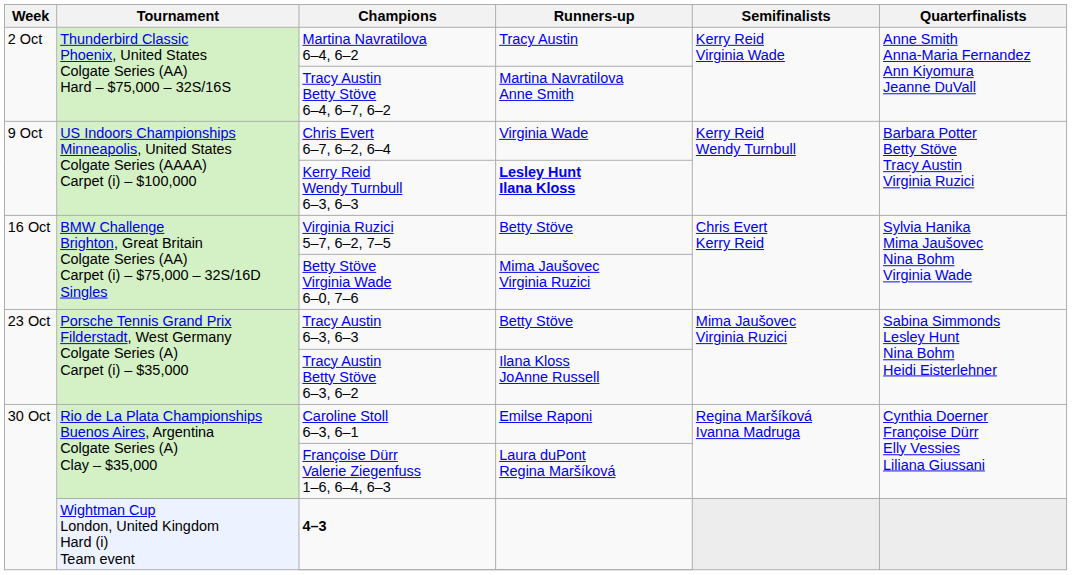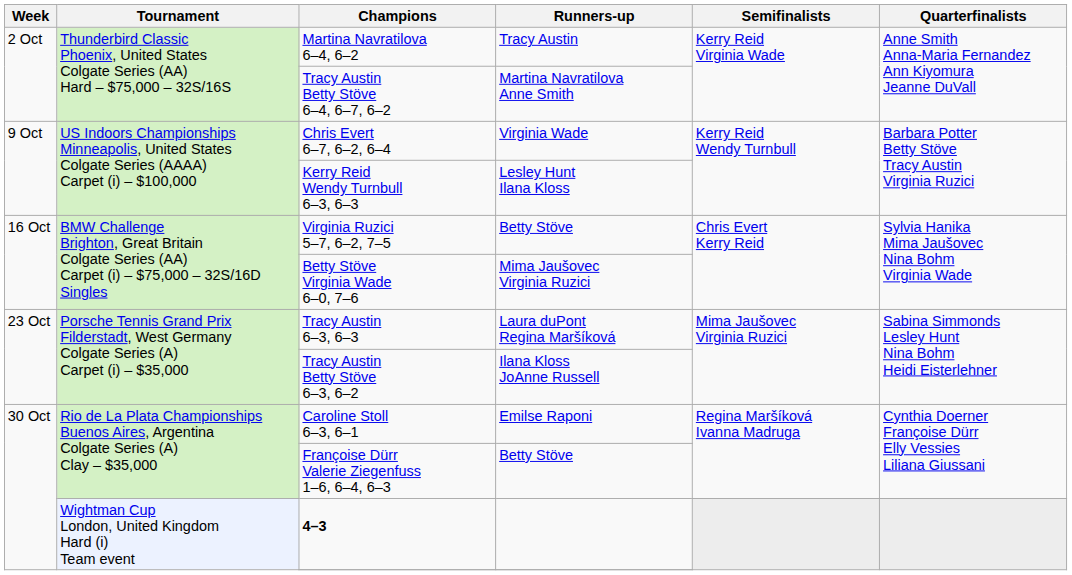(540, 180) bold -> (537, 180) normal
(536, 321) Betty Stöve -> (557, 330) Laura duPont Regina Maršíková
(557, 463) Laura duPont Regina Maršíková -> (536, 455) Betty Stöve
